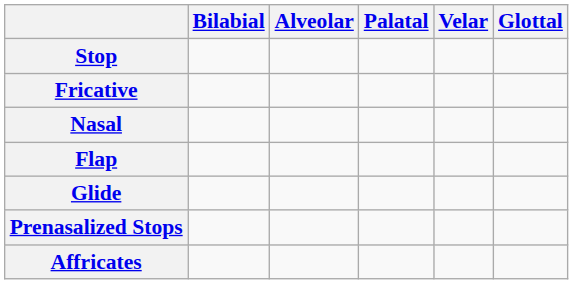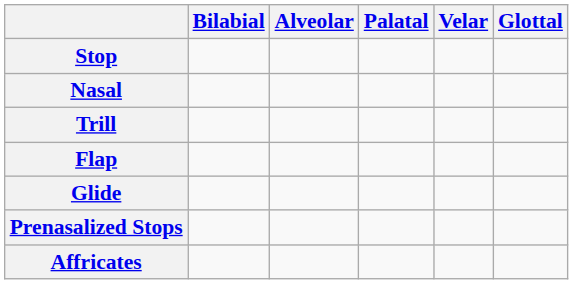- row: (96, 90)
+ row: (96, 124)
